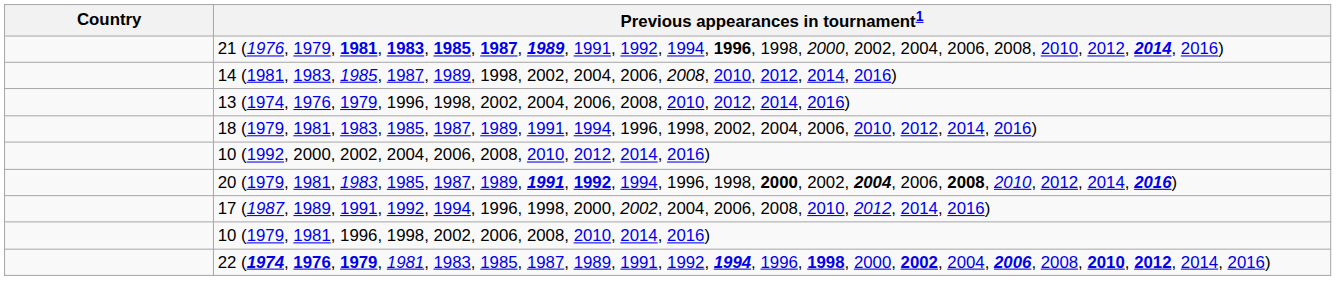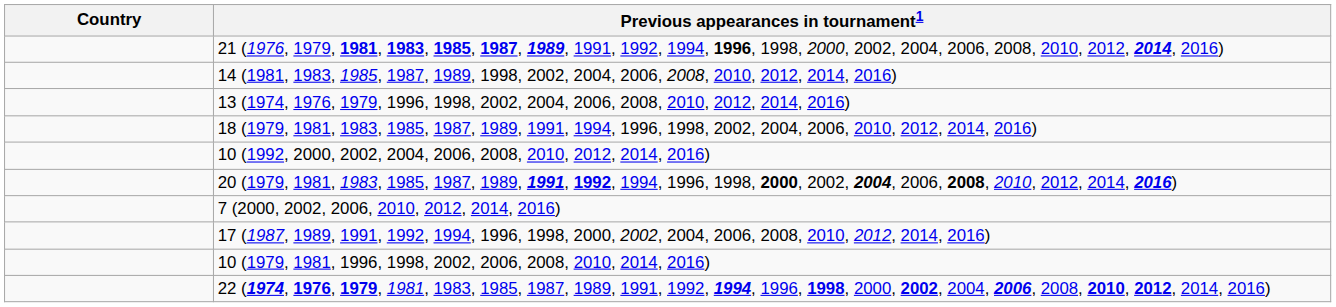+ row: (389, 208)
